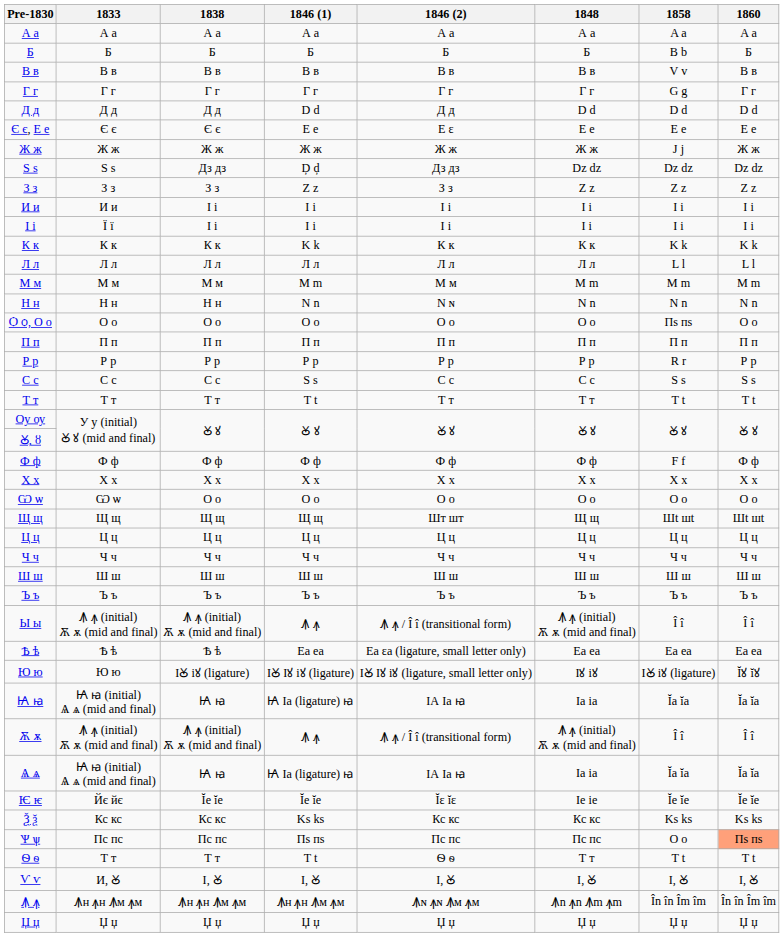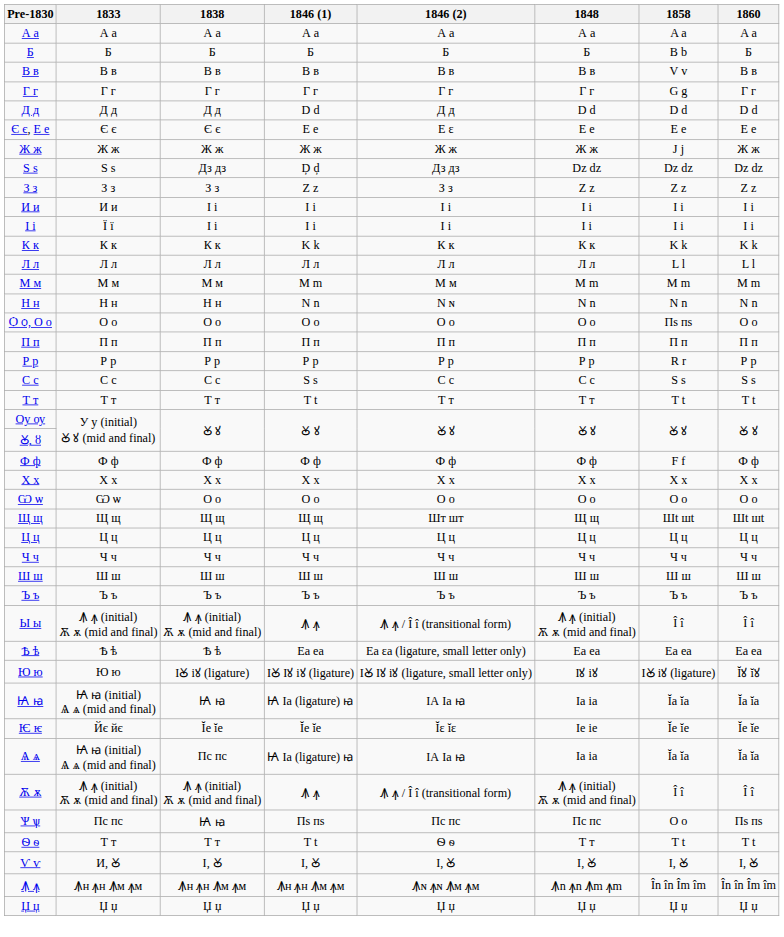rows swapped: (30, 800) <-> (30, 736)
(212, 773) Ꙗ ꙗ -> (212, 756) Пс пс
- row: (30, 819)
(212, 839) Пс пс -> (212, 822) Ꙗ ꙗ
(749, 839) lightsalmon background -> (749, 821) no background
